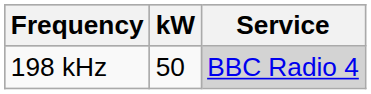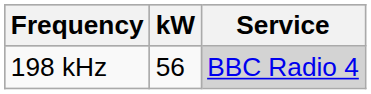(170, 66) 50 -> (170, 66) 56
